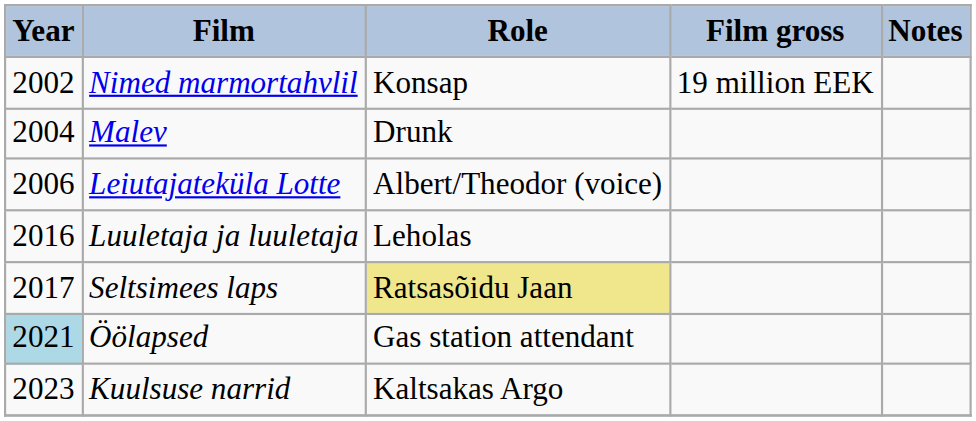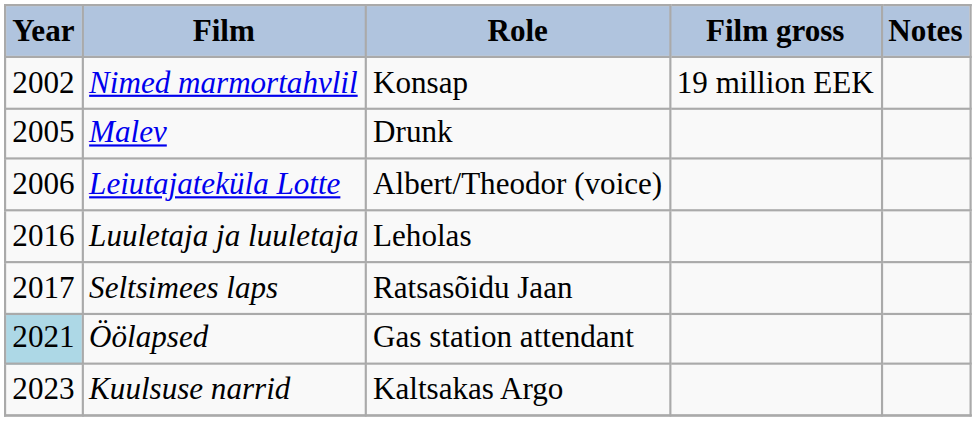(43, 133) 2004 -> (43, 133) 2005
(473, 287) khaki background -> (473, 287) no background
